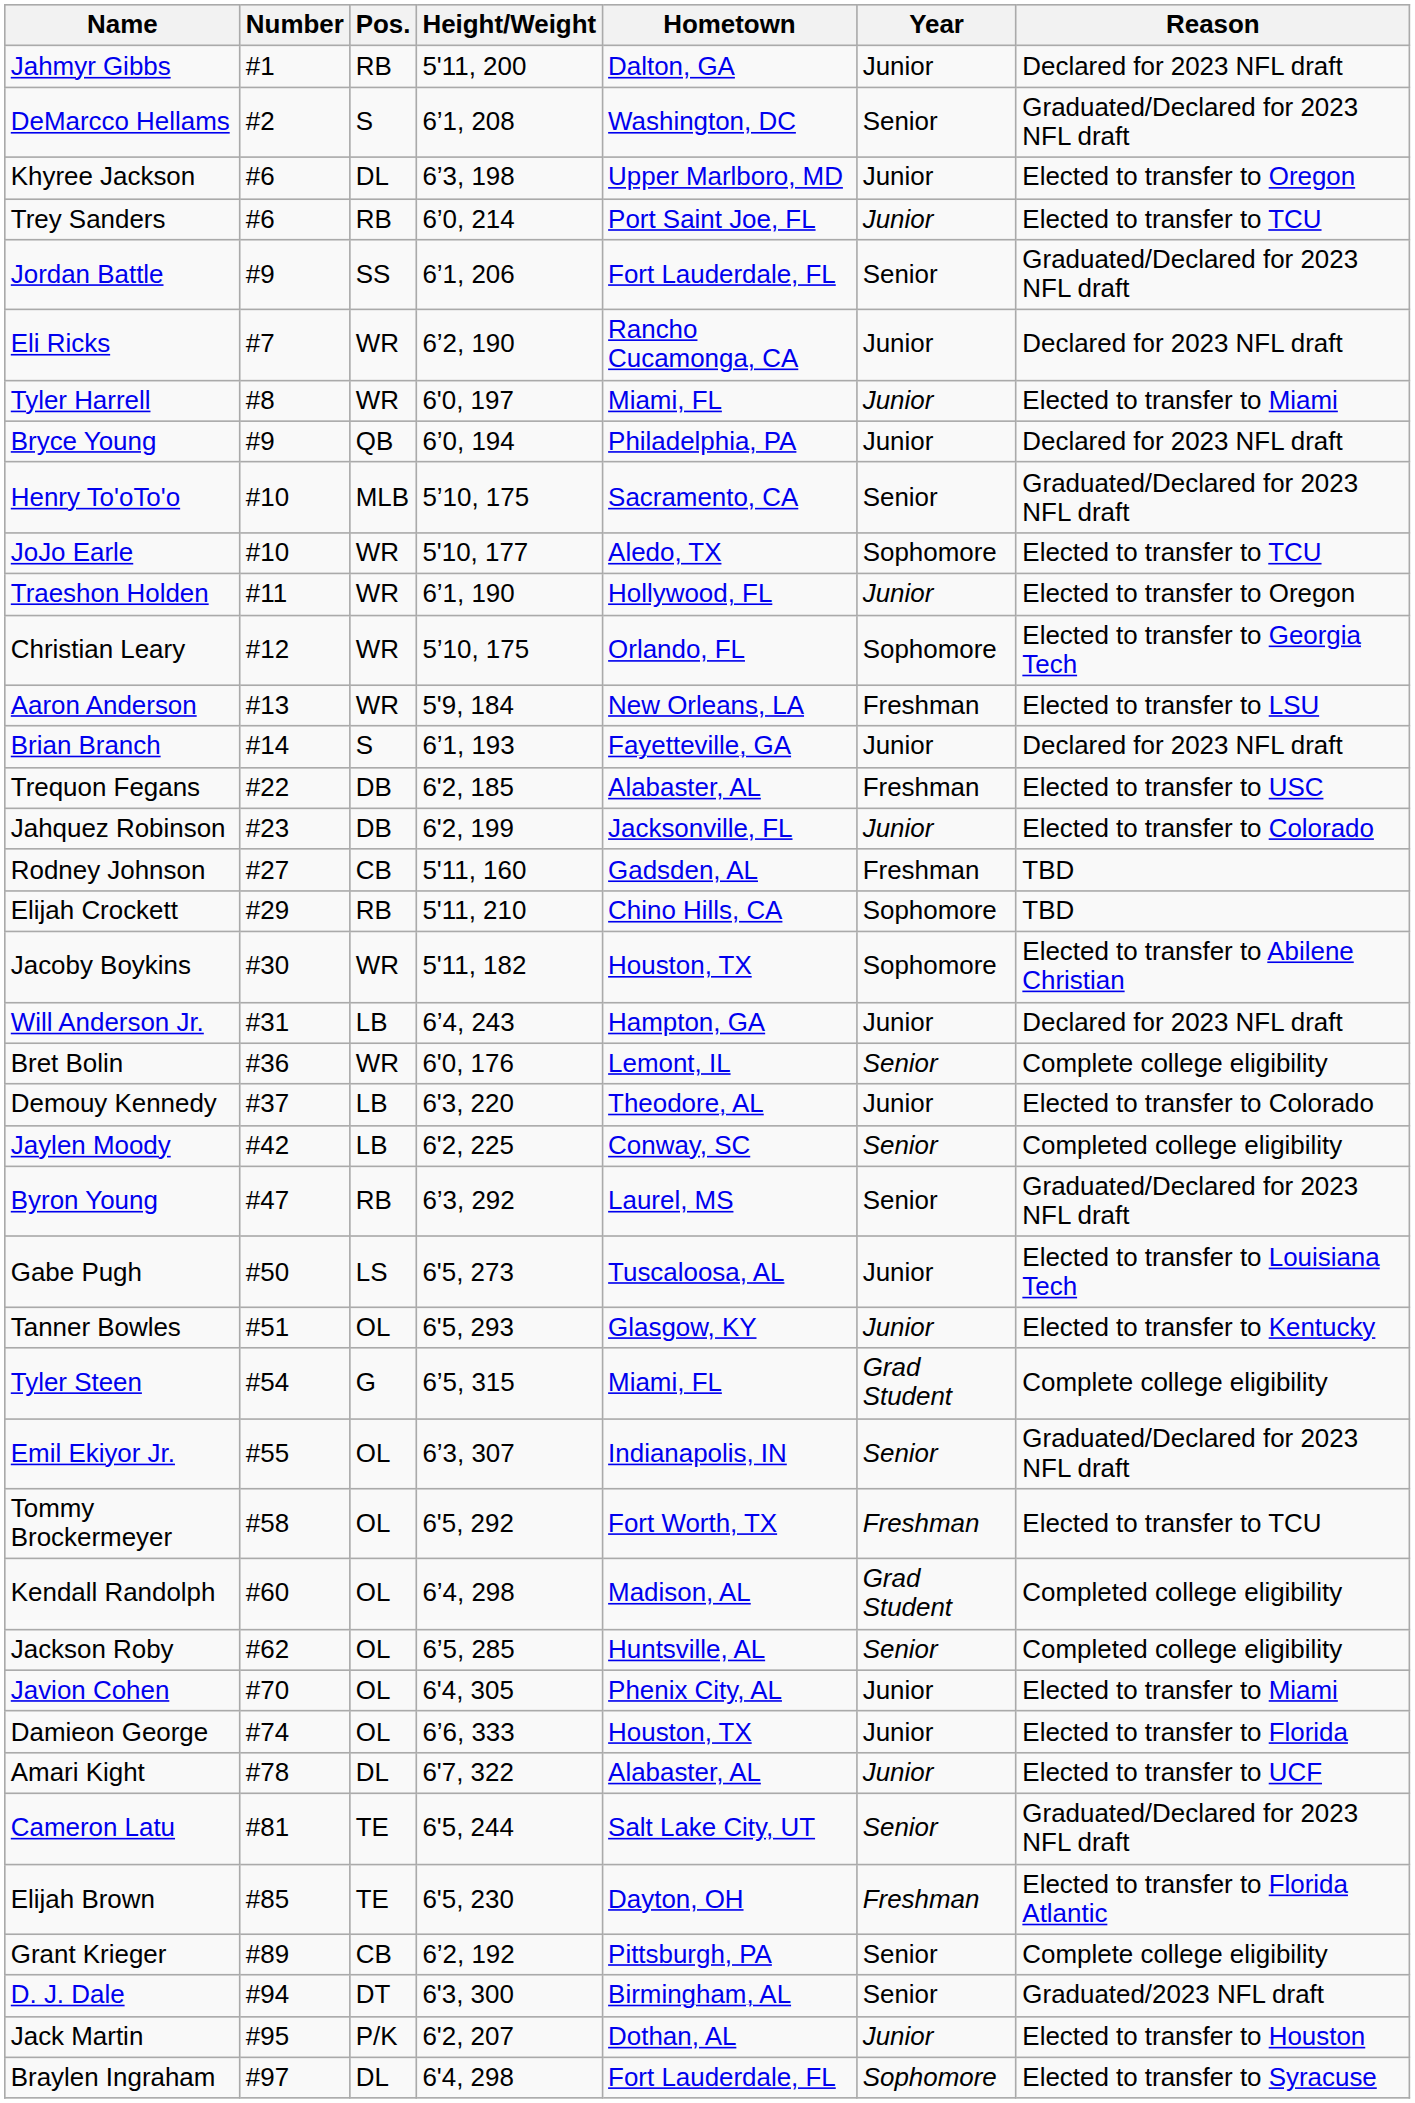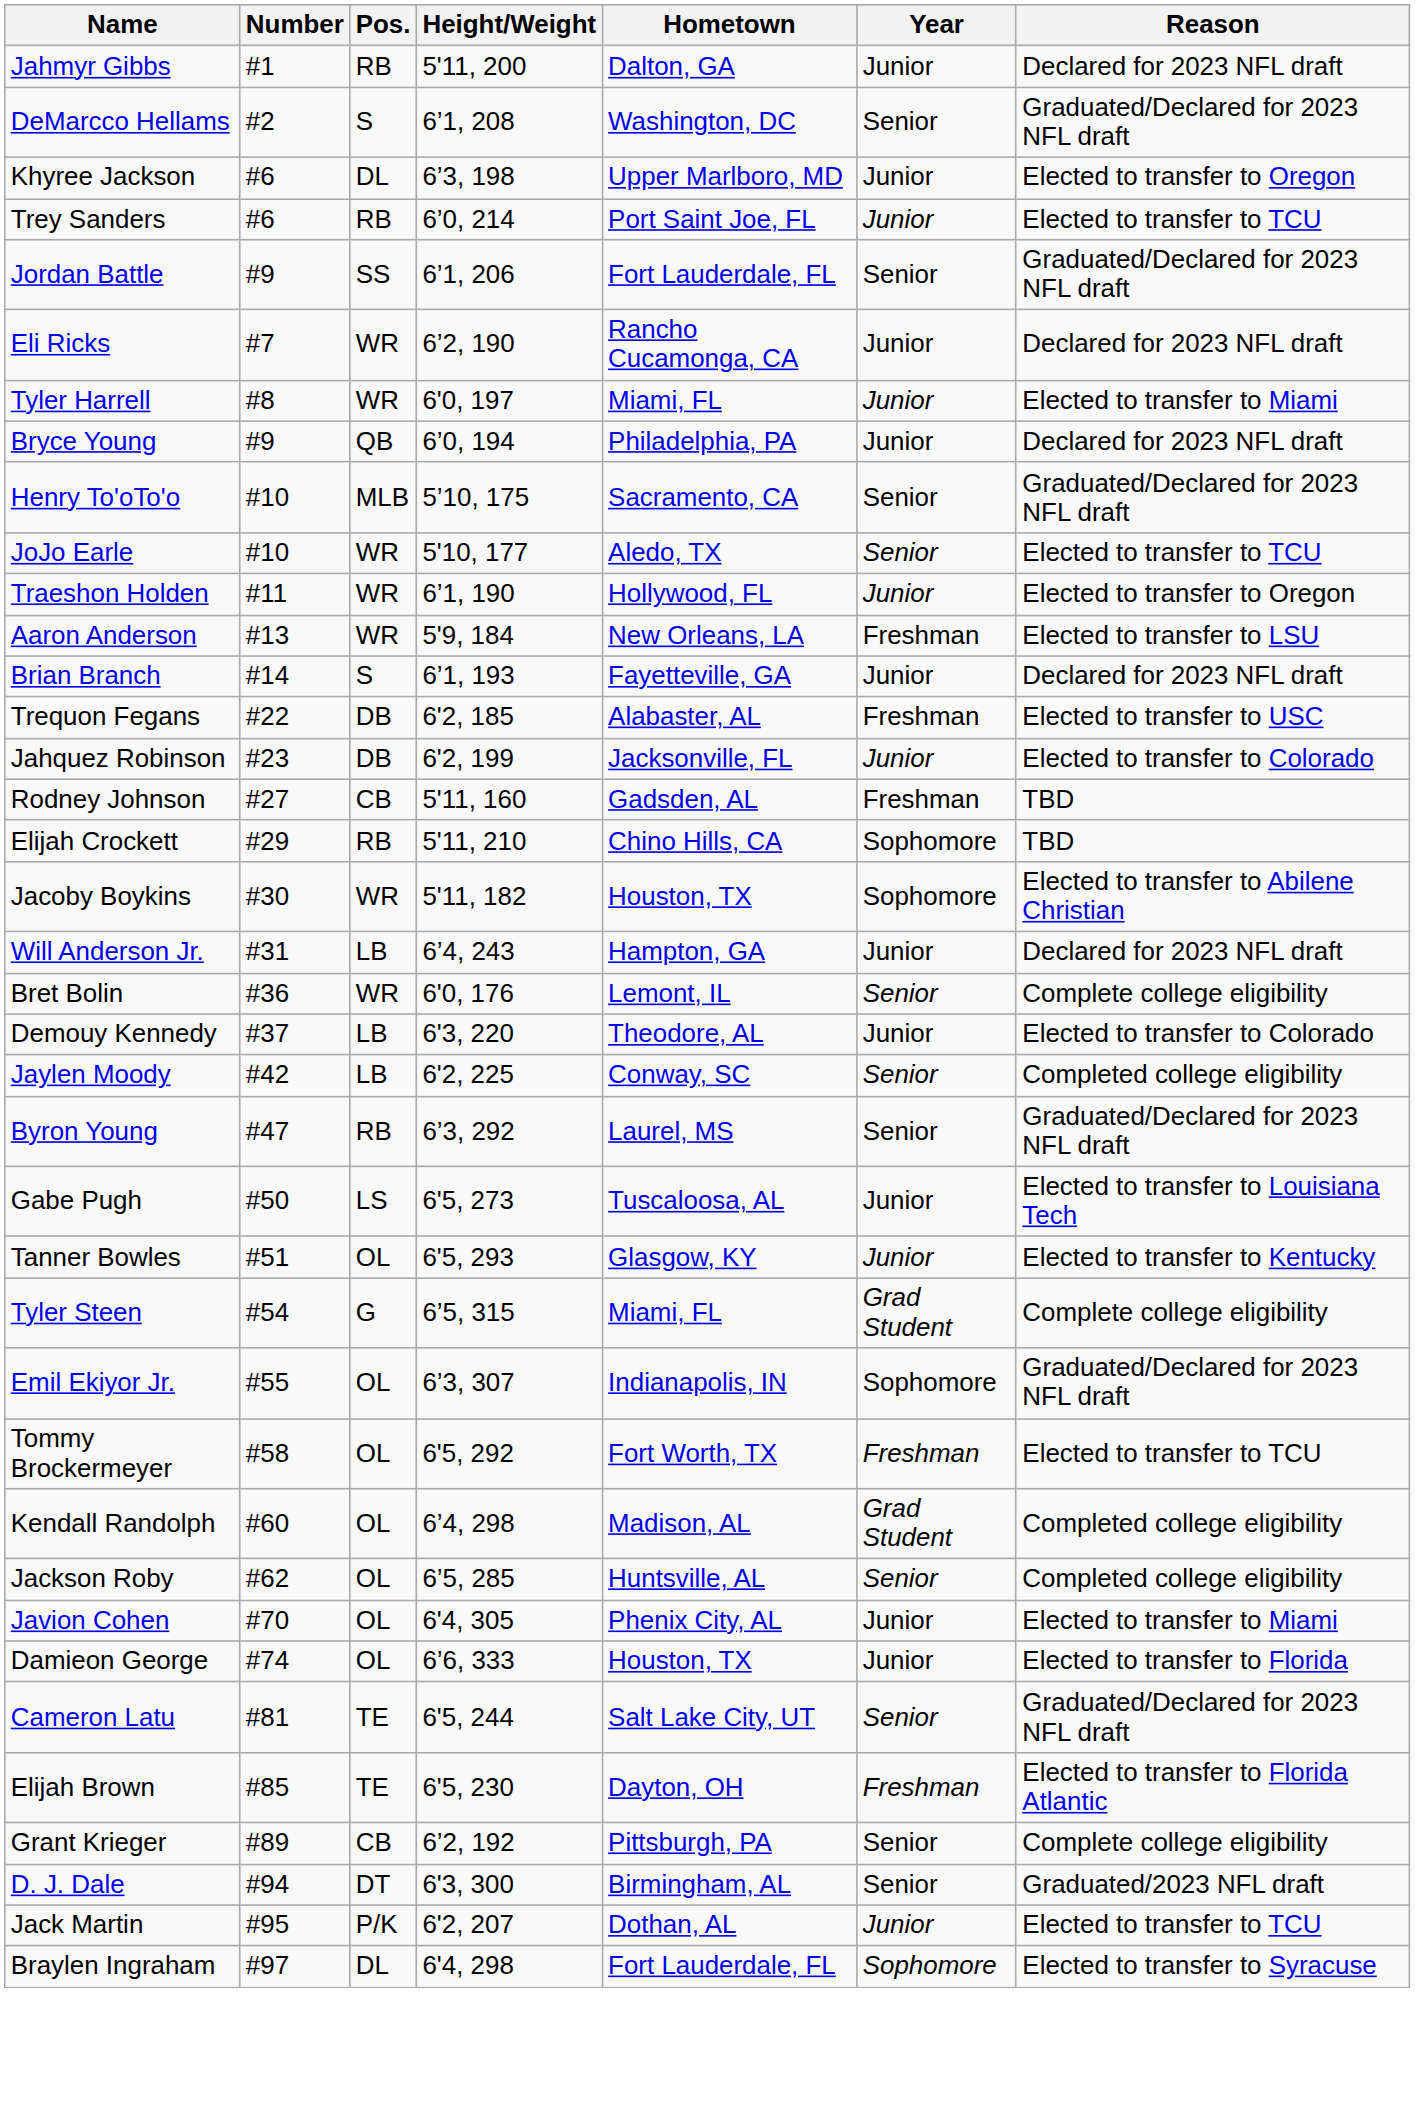(930, 552) Sophomore -> (900, 552) Senior
- row: (98, 649)
(900, 1453) Senior -> (930, 1382) Sophomore
- row: (78, 1772)
(1194, 2036) Elected to transfer to Houston -> (1172, 1925) Elected to transfer to TCU
